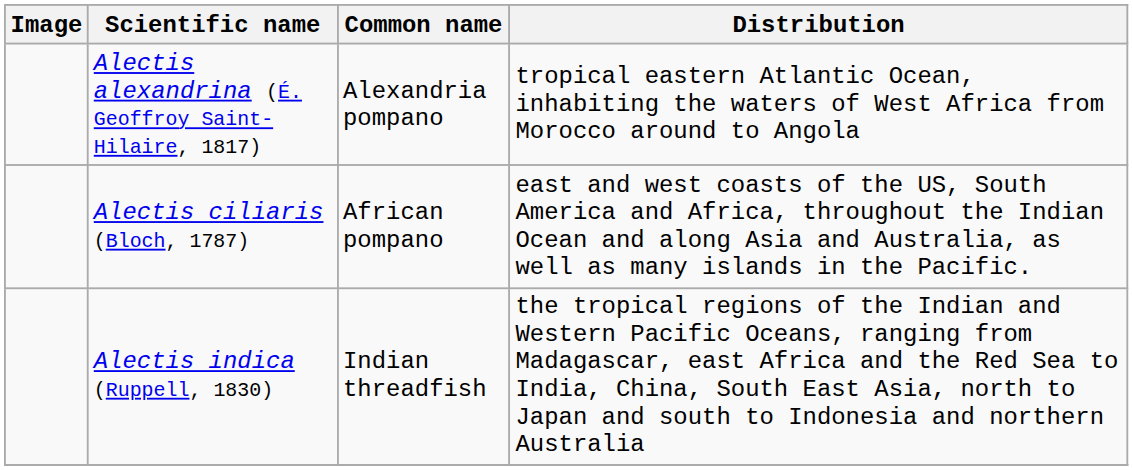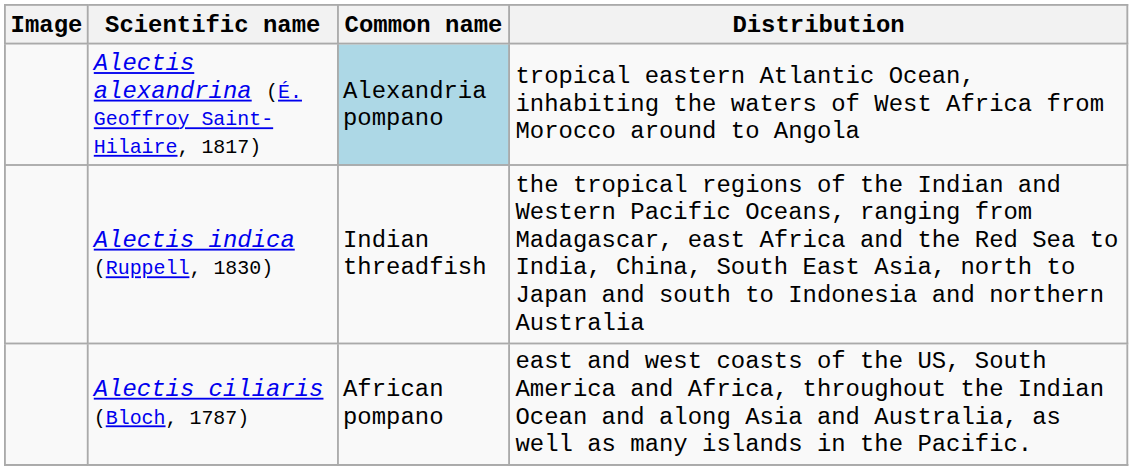(415, 105) no background -> (415, 105) lightblue background
rows swapped: (209, 226) <-> (194, 375)
